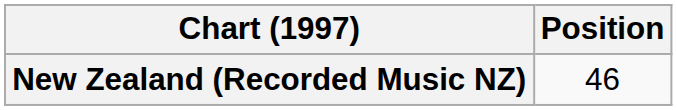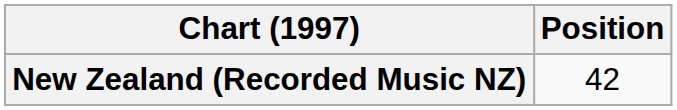(603, 79) 46 -> (603, 79) 42
